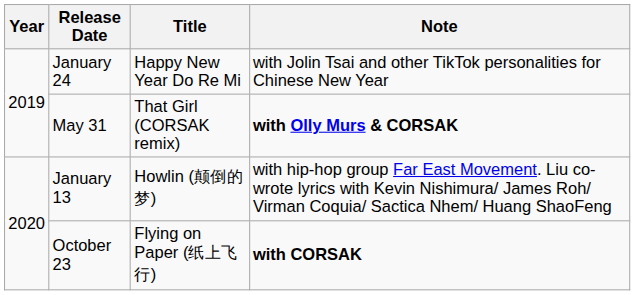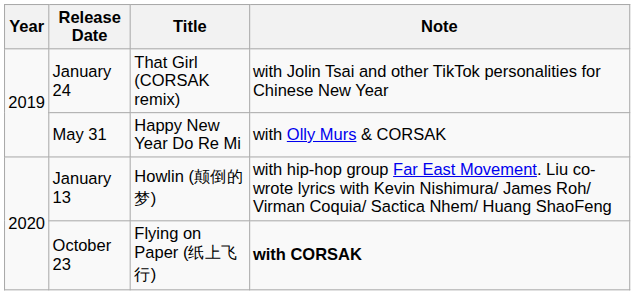(188, 71) Happy New Year Do Re Mi -> (172, 80) That Girl (CORSAK remix)
(172, 125) That Girl (CORSAK remix) -> (188, 134) Happy New Year Do Re Mi
(355, 125) bold -> (350, 134) normal
